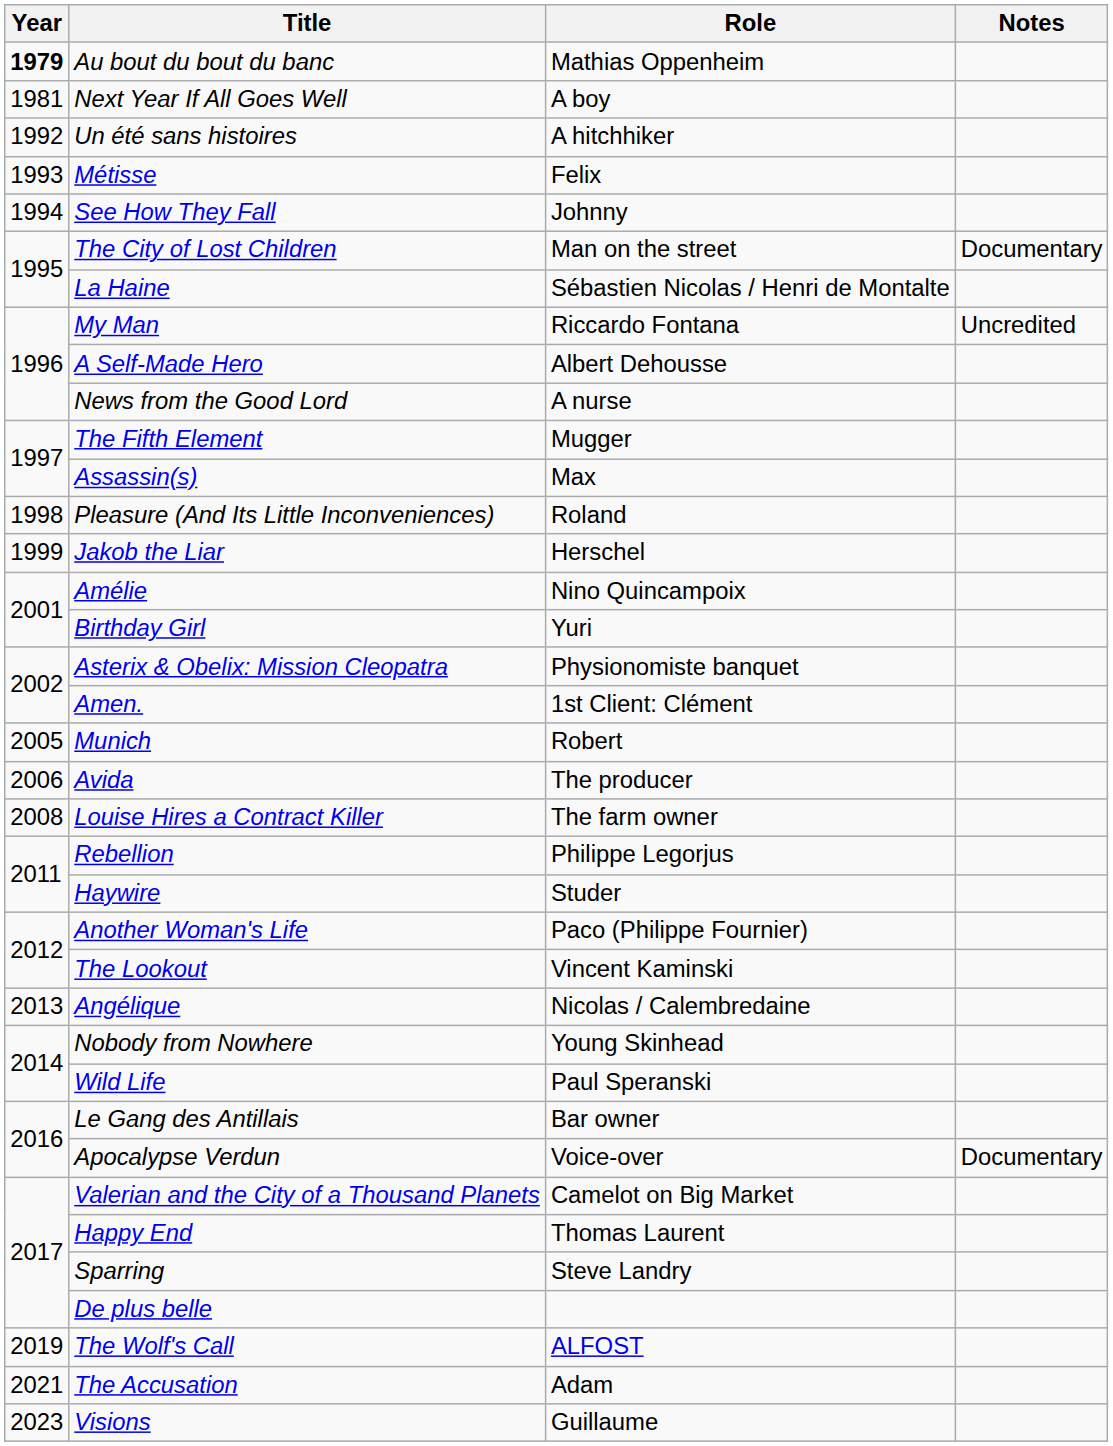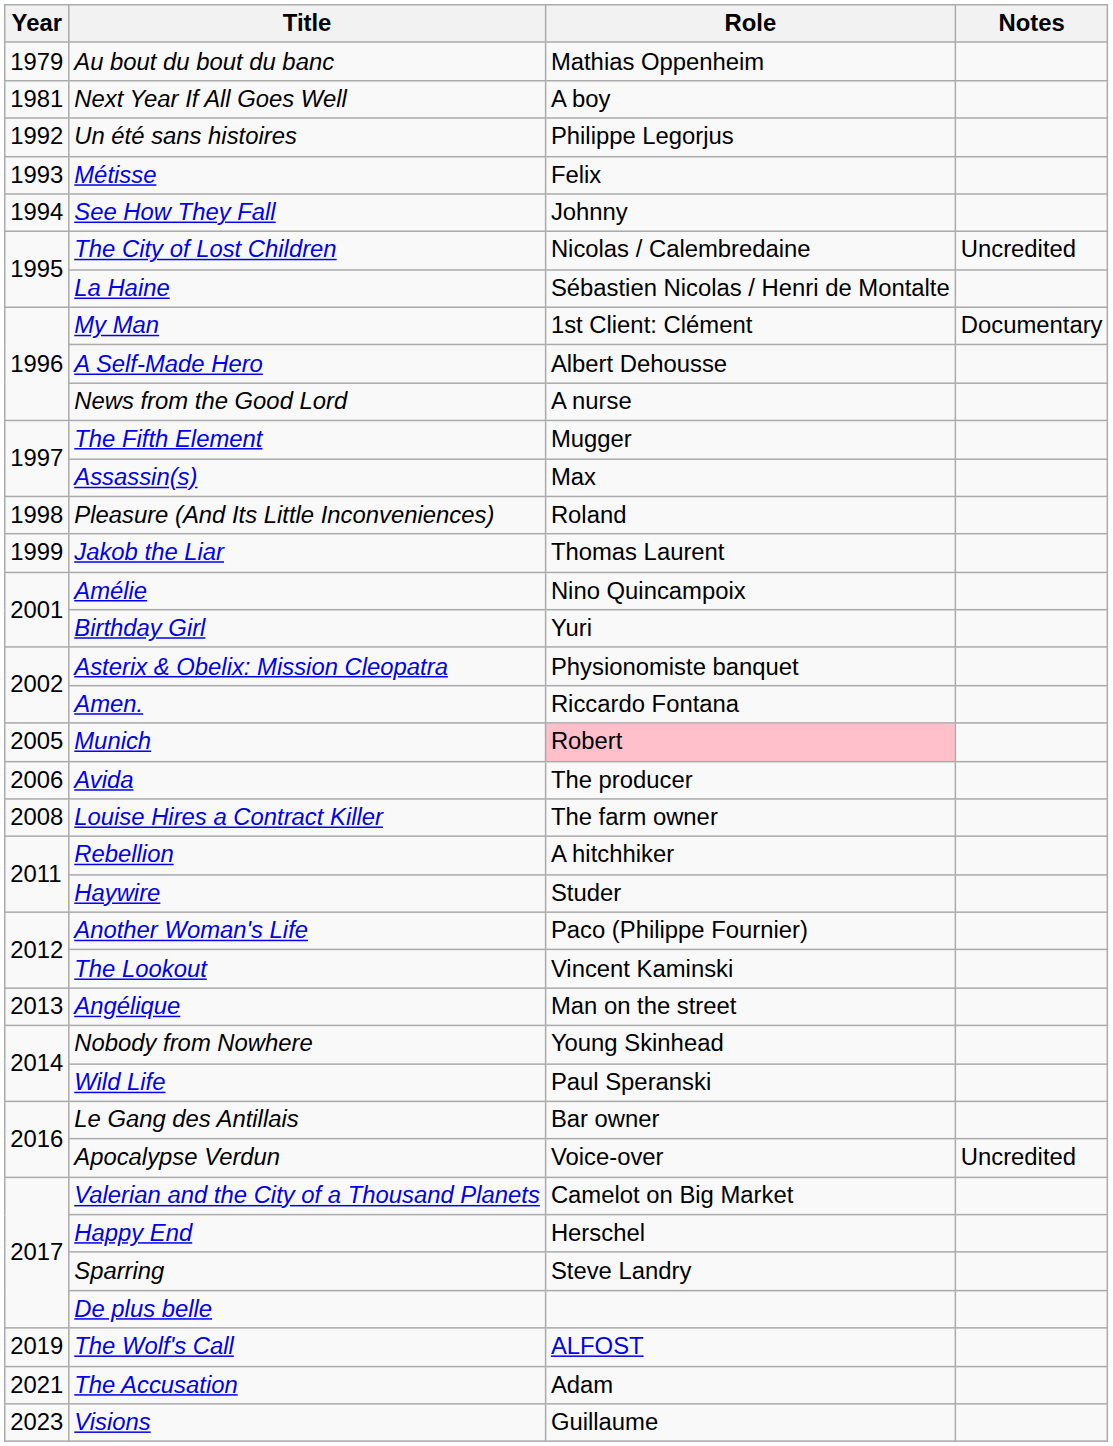(37, 61) bold -> (37, 61) normal
(613, 136) A hitchhiker -> (642, 136) Philippe Legorjus
(644, 250) Man on the street -> (681, 250) Nicolas / Calembredaine
(1032, 250) Documentary -> (1018, 250) Uncredited
(645, 325) Riccardo Fontana -> (652, 325) 1st Client: Clément
(1018, 325) Uncredited -> (1032, 325) Documentary
(598, 552) Herschel -> (638, 552) Thomas Laurent
(652, 703) 1st Client: Clément -> (645, 703) Riccardo Fontana
(587, 741) no background -> (587, 741) pink background
(642, 855) Philippe Legorjus -> (613, 855) A hitchhiker
(681, 1006) Nicolas / Calembredaine -> (644, 1006) Man on the street
(1032, 1157) Documentary -> (1018, 1157) Uncredited
(638, 1233) Thomas Laurent -> (598, 1233) Herschel
